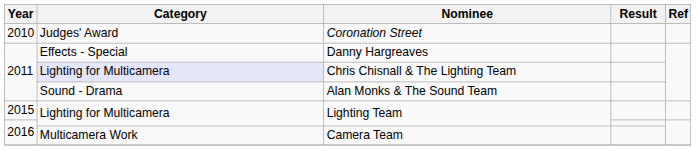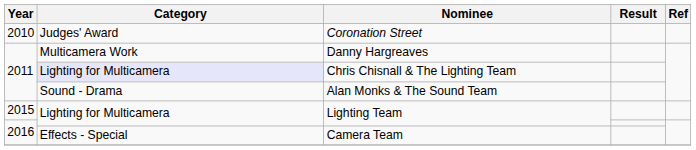(84, 52) Effects - Special -> (89, 52) Multicamera Work
(89, 135) Multicamera Work -> (84, 135) Effects - Special
